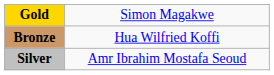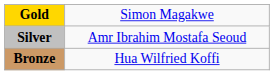rows swapped: (34, 59) <-> (34, 37)
